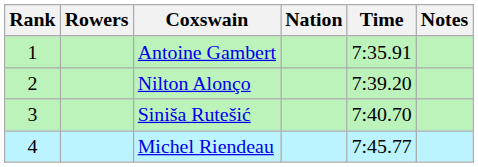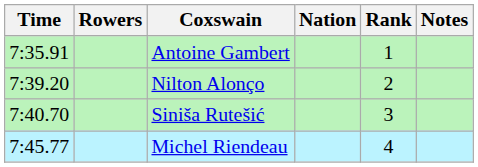columns swapped: (32, 20) <-> (382, 20)
